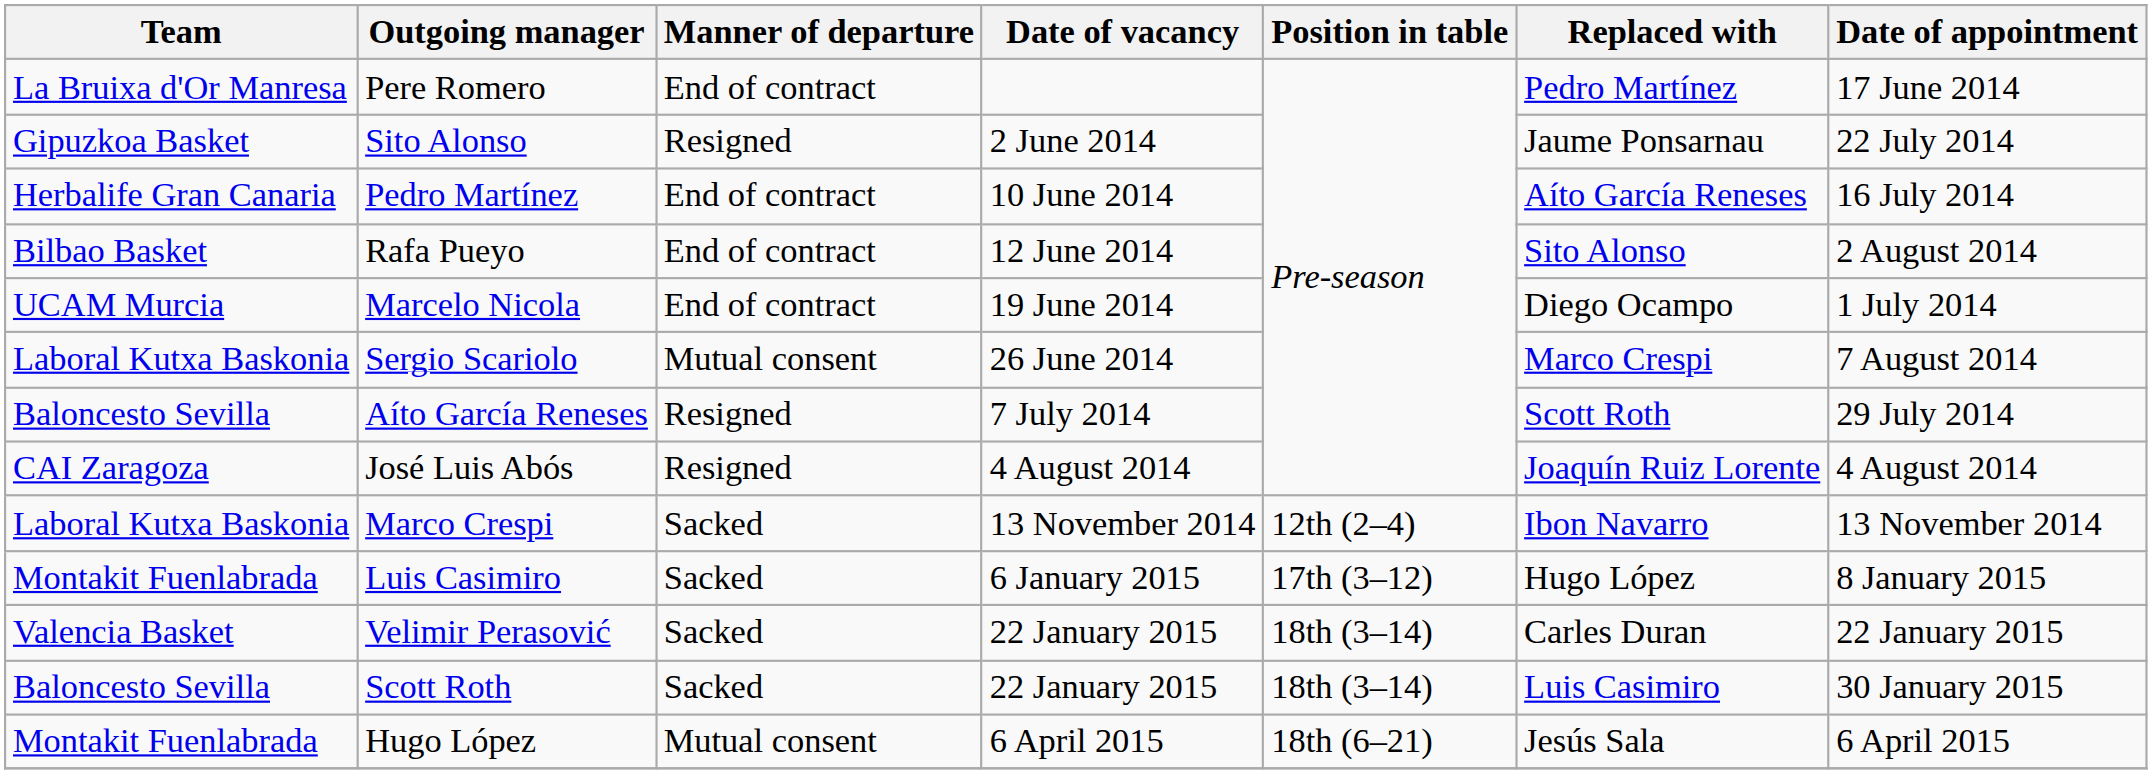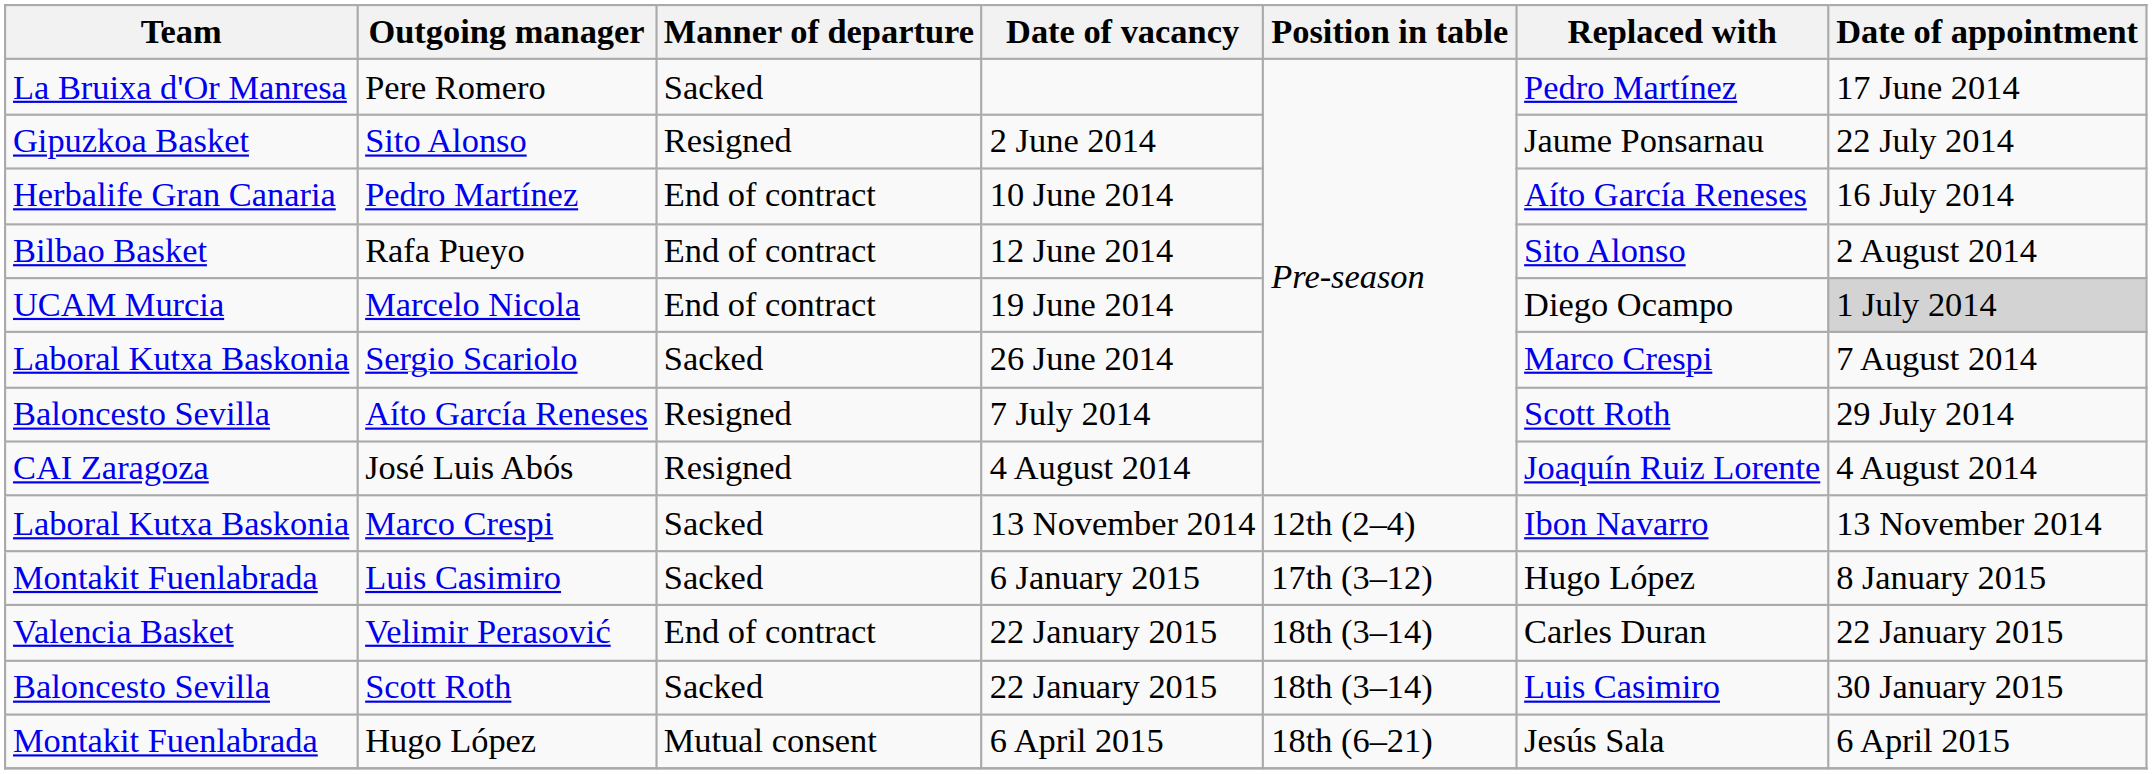(770, 86) End of contract -> (713, 86) Sacked
(1916, 304) no background -> (1916, 304) lightgrey background
(770, 359) Mutual consent -> (713, 359) Sacked
(713, 631) Sacked -> (770, 631) End of contract
